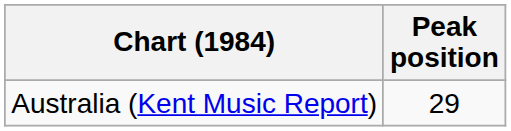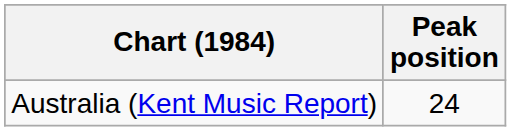(444, 102) 29 -> (444, 102) 24
